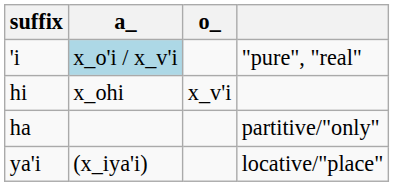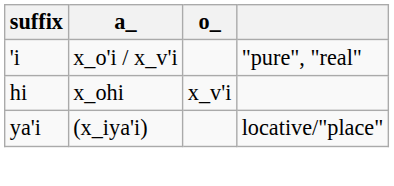(125, 57) lightblue background -> (125, 57) no background
- row: (20, 127)
